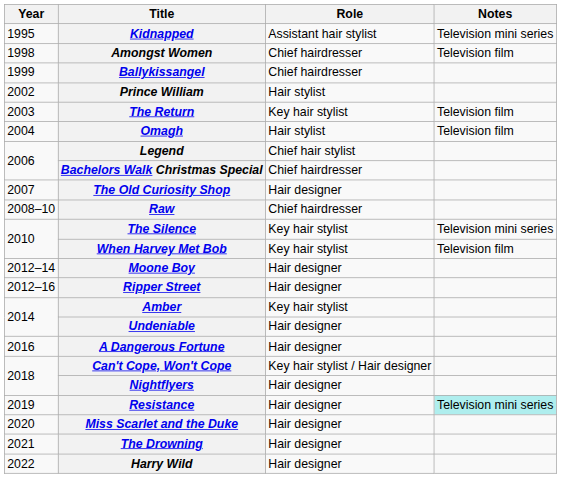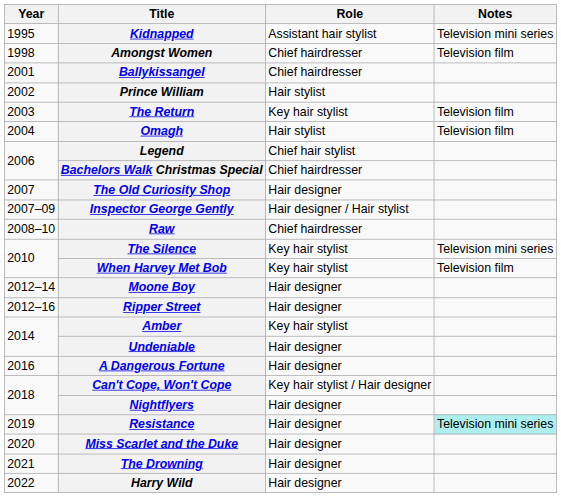(21, 72) 1999 -> (21, 72) 2001
+ row: (162, 209)
